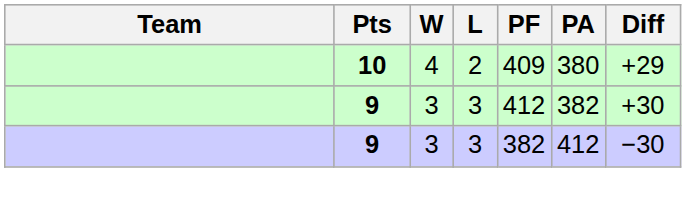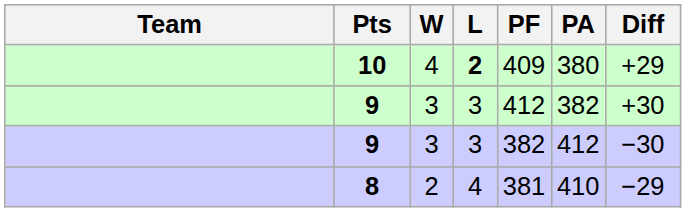(475, 65) normal -> (475, 65) bold
+ row: (372, 186)
